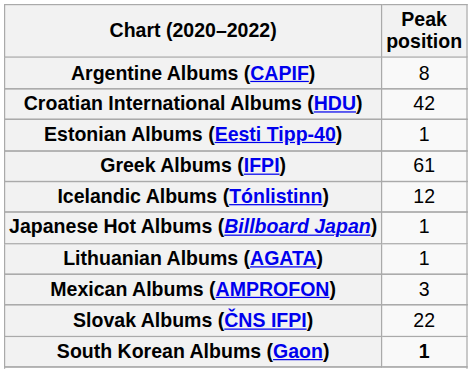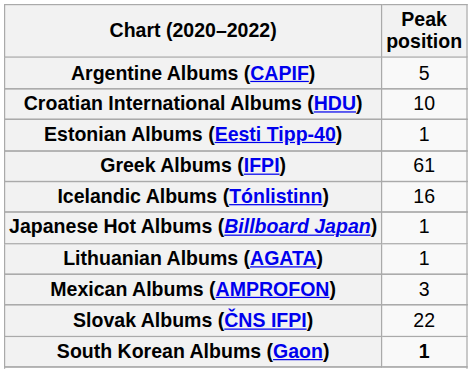(424, 72) 8 -> (424, 72) 5
(424, 103) 42 -> (424, 103) 10
(424, 196) 12 -> (424, 196) 16
